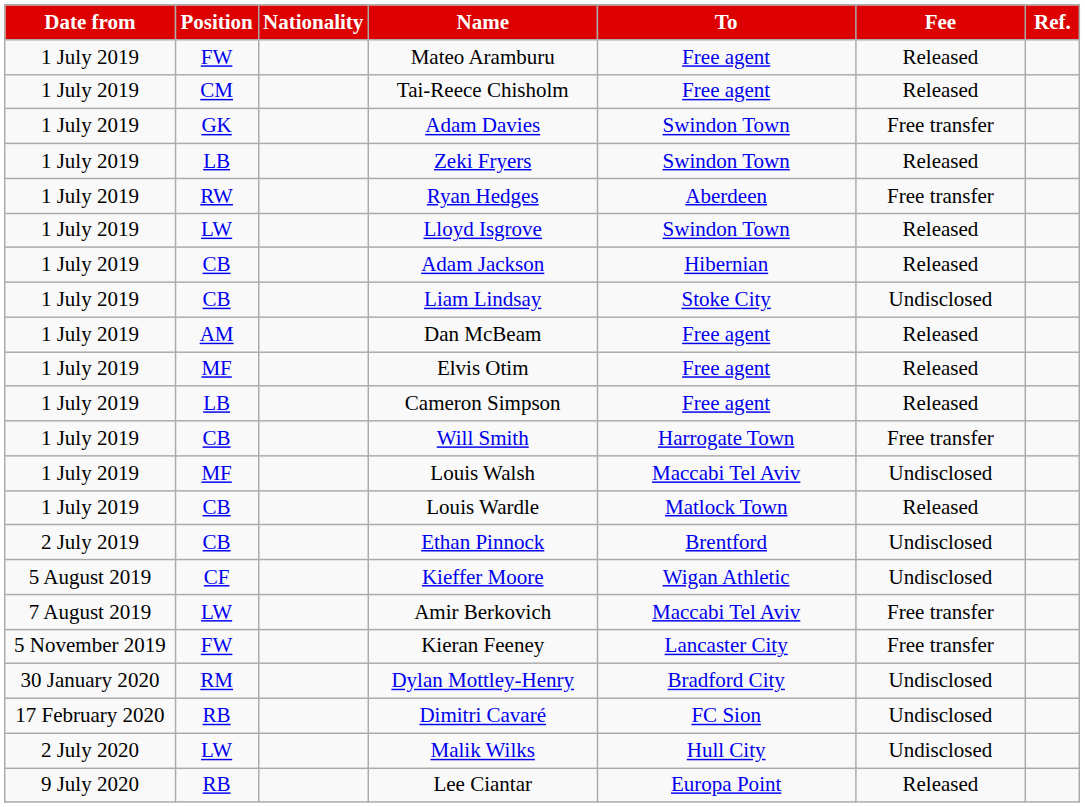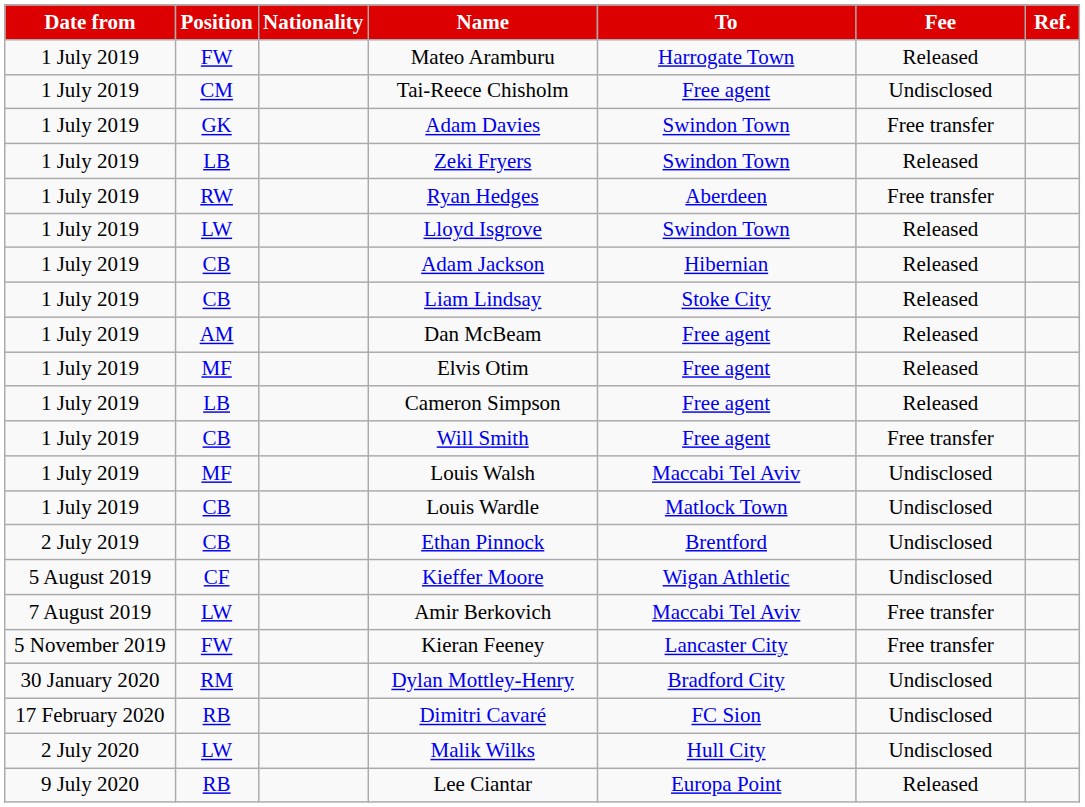(726, 56) Free agent -> (726, 56) Harrogate Town
(940, 91) Released -> (940, 91) Undisclosed
(940, 299) Undisclosed -> (940, 299) Released
(726, 438) Harrogate Town -> (726, 438) Free agent
(940, 507) Released -> (940, 507) Undisclosed
